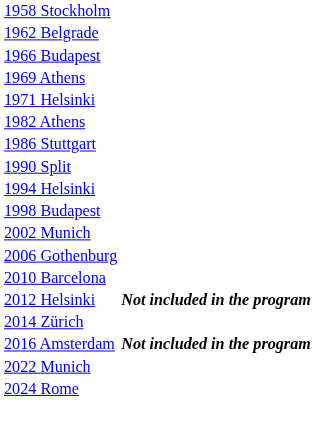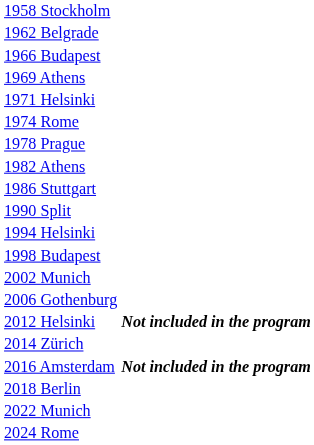+ row: (42, 122)
+ row: (45, 144)
- row: (55, 277)
+ row: (42, 388)
